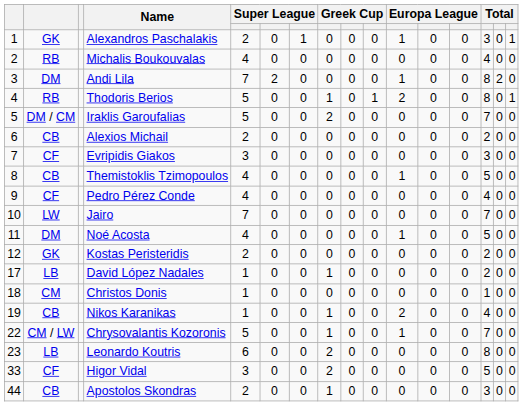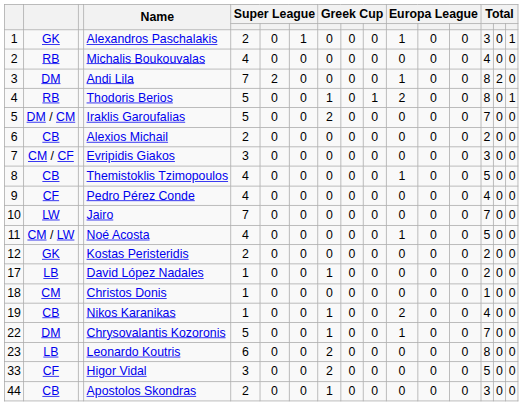(51, 156) CF -> (51, 156) CM / CF
(51, 234) DM -> (51, 234) CM / LW
(51, 332) CM / LW -> (51, 332) DM
